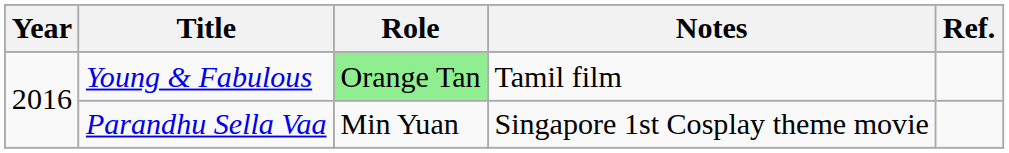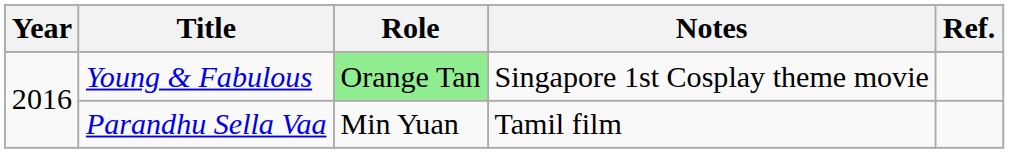(558, 76) Tamil film -> (712, 76) Singapore 1st Cosplay theme movie
(712, 123) Singapore 1st Cosplay theme movie -> (558, 123) Tamil film
